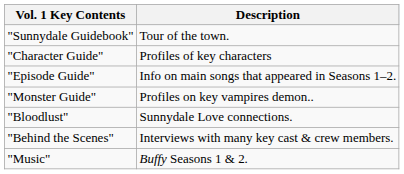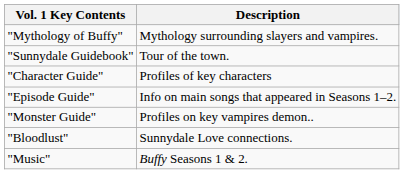+ row: (65, 35)
- row: (61, 138)
